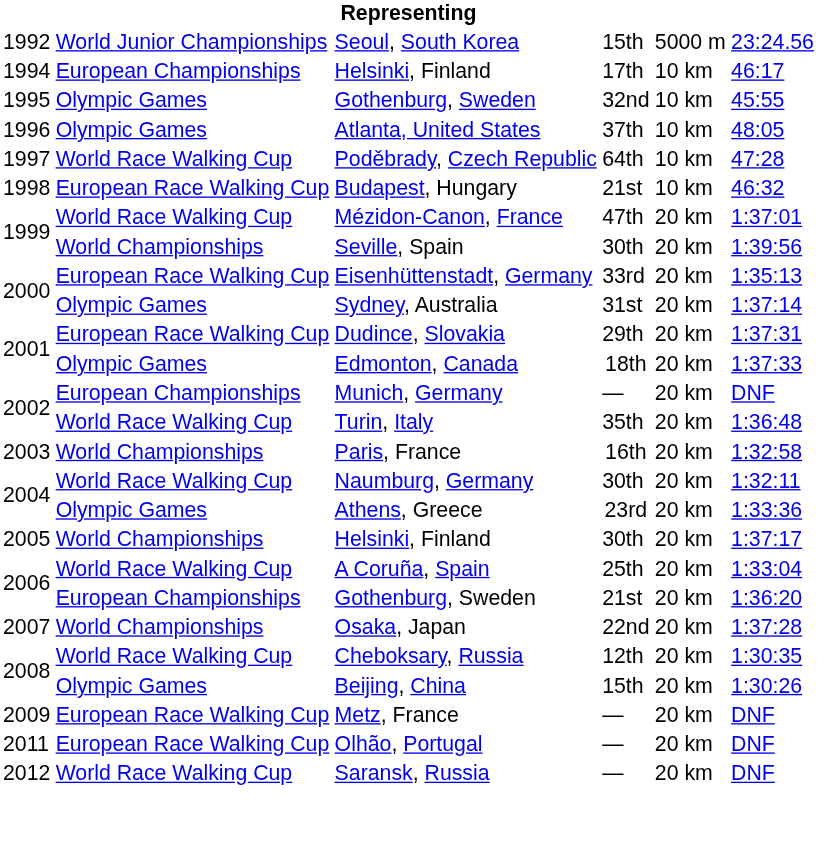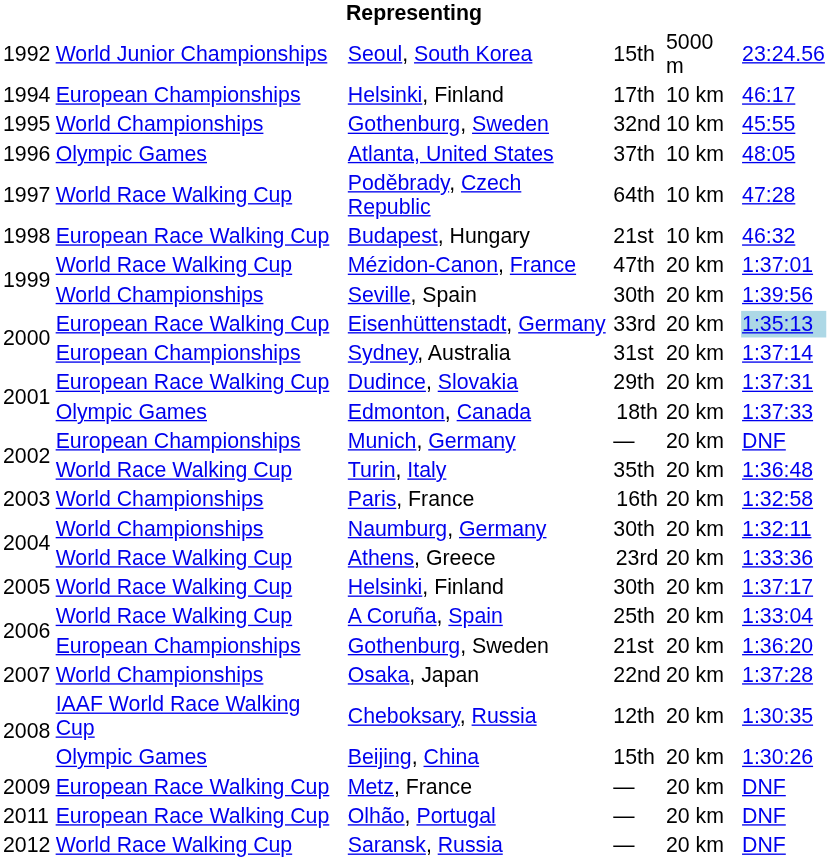(131, 100) Olympic Games -> (160, 124) World Championships
(767, 276) no background -> (778, 324) lightblue background
(131, 305) Olympic Games -> (178, 353) European Championships
(174, 480) World Race Walking Cup -> (160, 528) World Championships
(131, 510) Olympic Games -> (174, 558) World Race Walking Cup
(160, 539) World Championships -> (174, 587) World Race Walking Cup
(174, 656) World Race Walking Cup -> (178, 716) IAAF World Race Walking Cup
